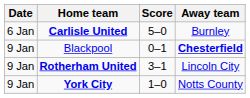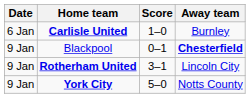(157, 31) 5–0 -> (157, 31) 1–0
(157, 84) 1–0 -> (157, 84) 5–0
